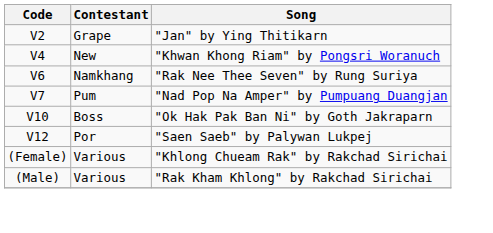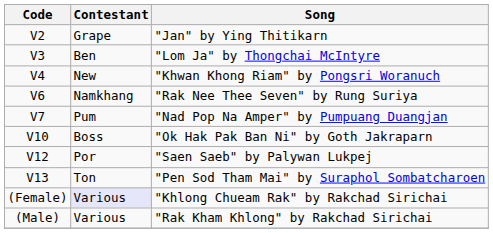+ row: (267, 55)
+ row: (320, 177)
(100, 157) no background -> (100, 198) lavender background
